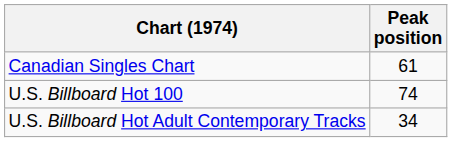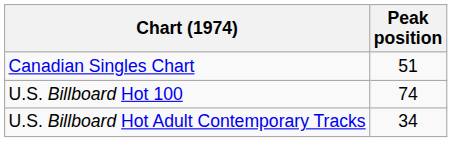(408, 66) 61 -> (408, 66) 51
